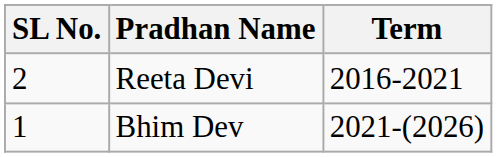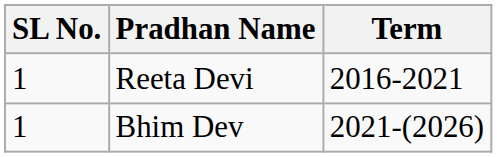(20, 77) 2 -> (20, 77) 1
